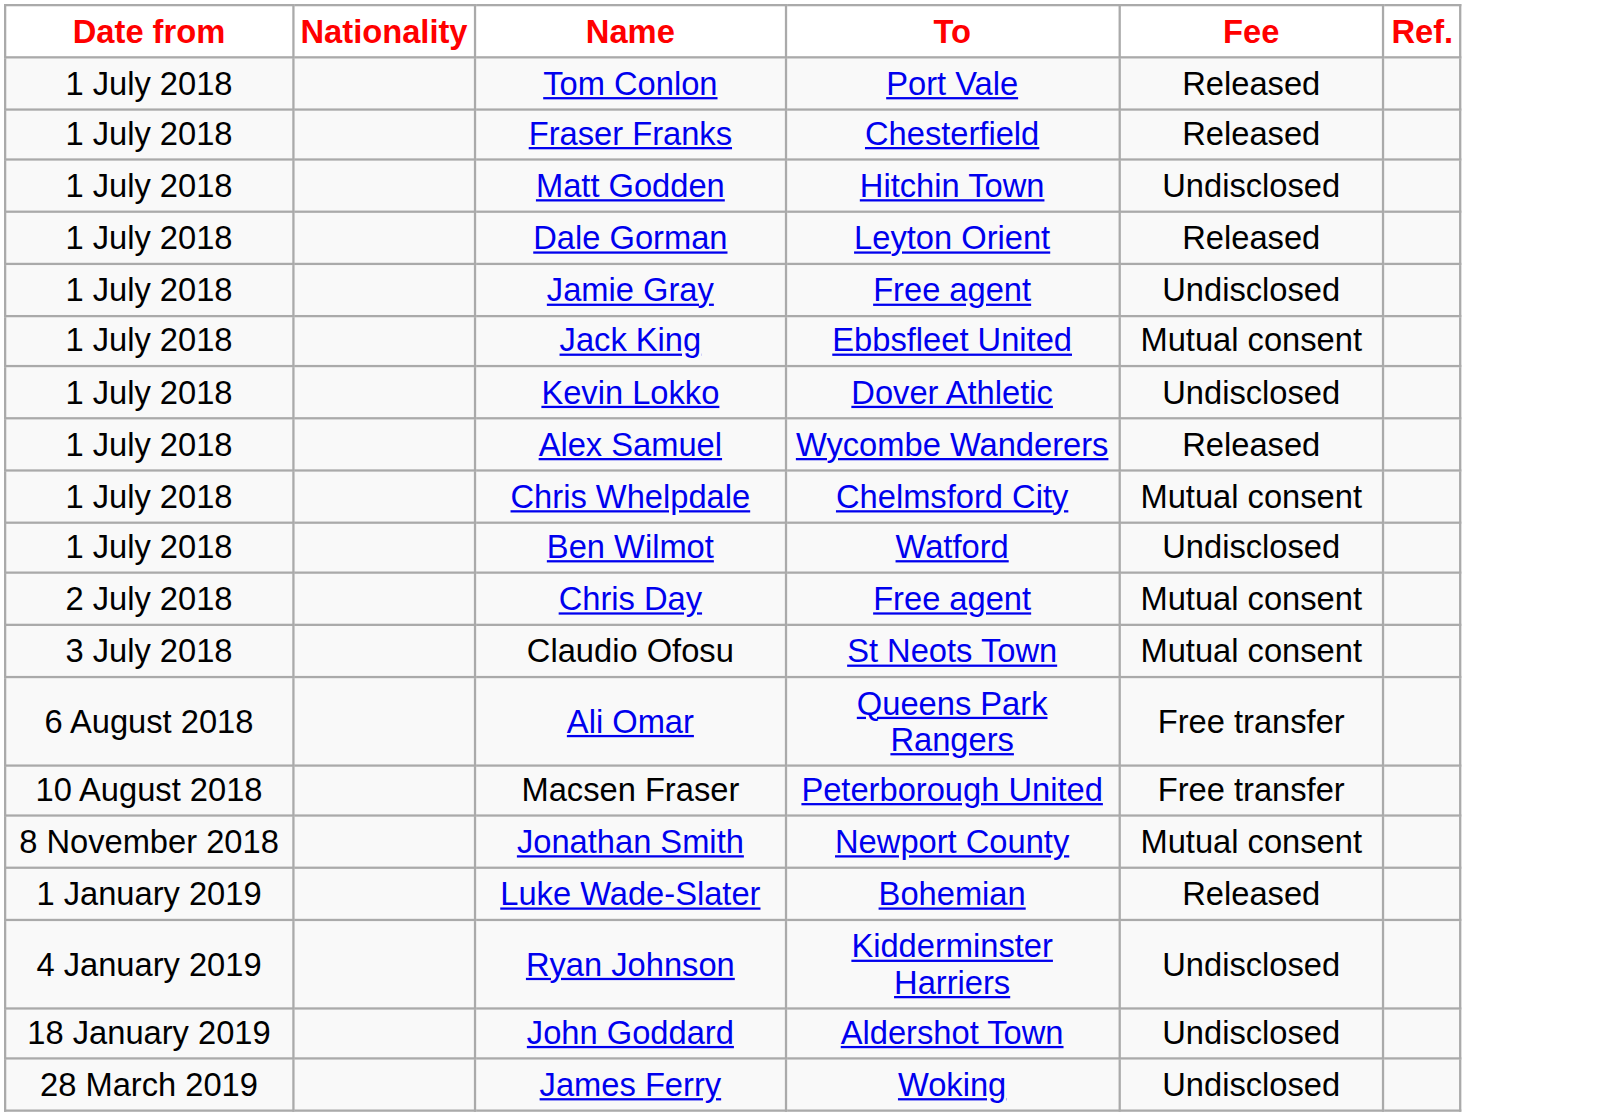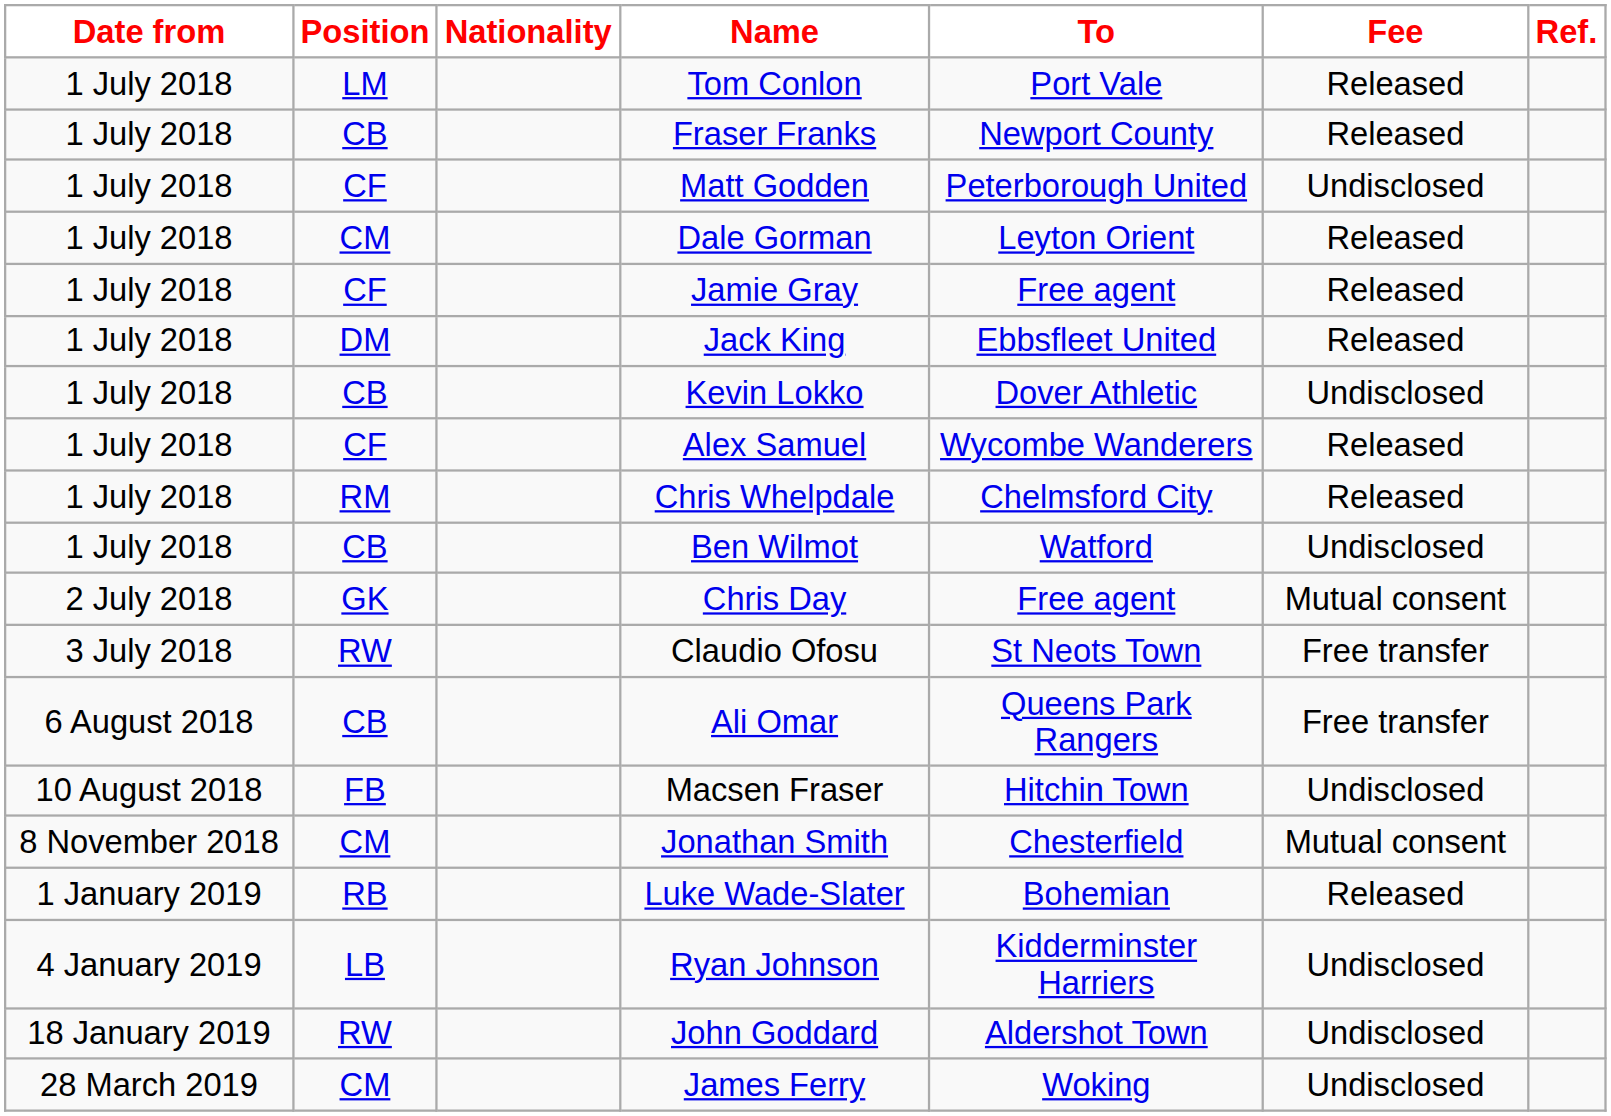+ column: (365, 31)
(952, 135) Chesterfield -> (1096, 135) Newport County
(952, 186) Hitchin Town -> (1096, 186) Peterborough United
(1251, 290) Undisclosed -> (1395, 290) Released
(1251, 341) Mutual consent -> (1395, 341) Released
(1251, 496) Mutual consent -> (1395, 496) Released
(1251, 651) Mutual consent -> (1395, 651) Free transfer
(952, 791) Peterborough United -> (1096, 791) Hitchin Town
(1251, 791) Free transfer -> (1395, 791) Undisclosed
(952, 842) Newport County -> (1096, 842) Chesterfield
